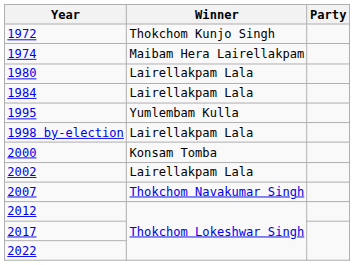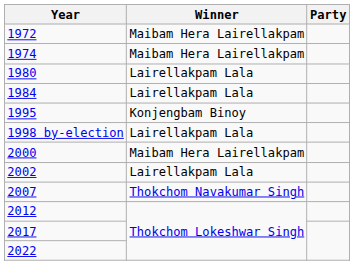(202, 34) Thokchom Kunjo Singh -> (217, 34) Maibam Hera Lairellakpam
(184, 113) Yumlembam Kulla -> (188, 113) Konjengbam Binoy
(173, 152) Konsam Tomba -> (217, 152) Maibam Hera Lairellakpam
